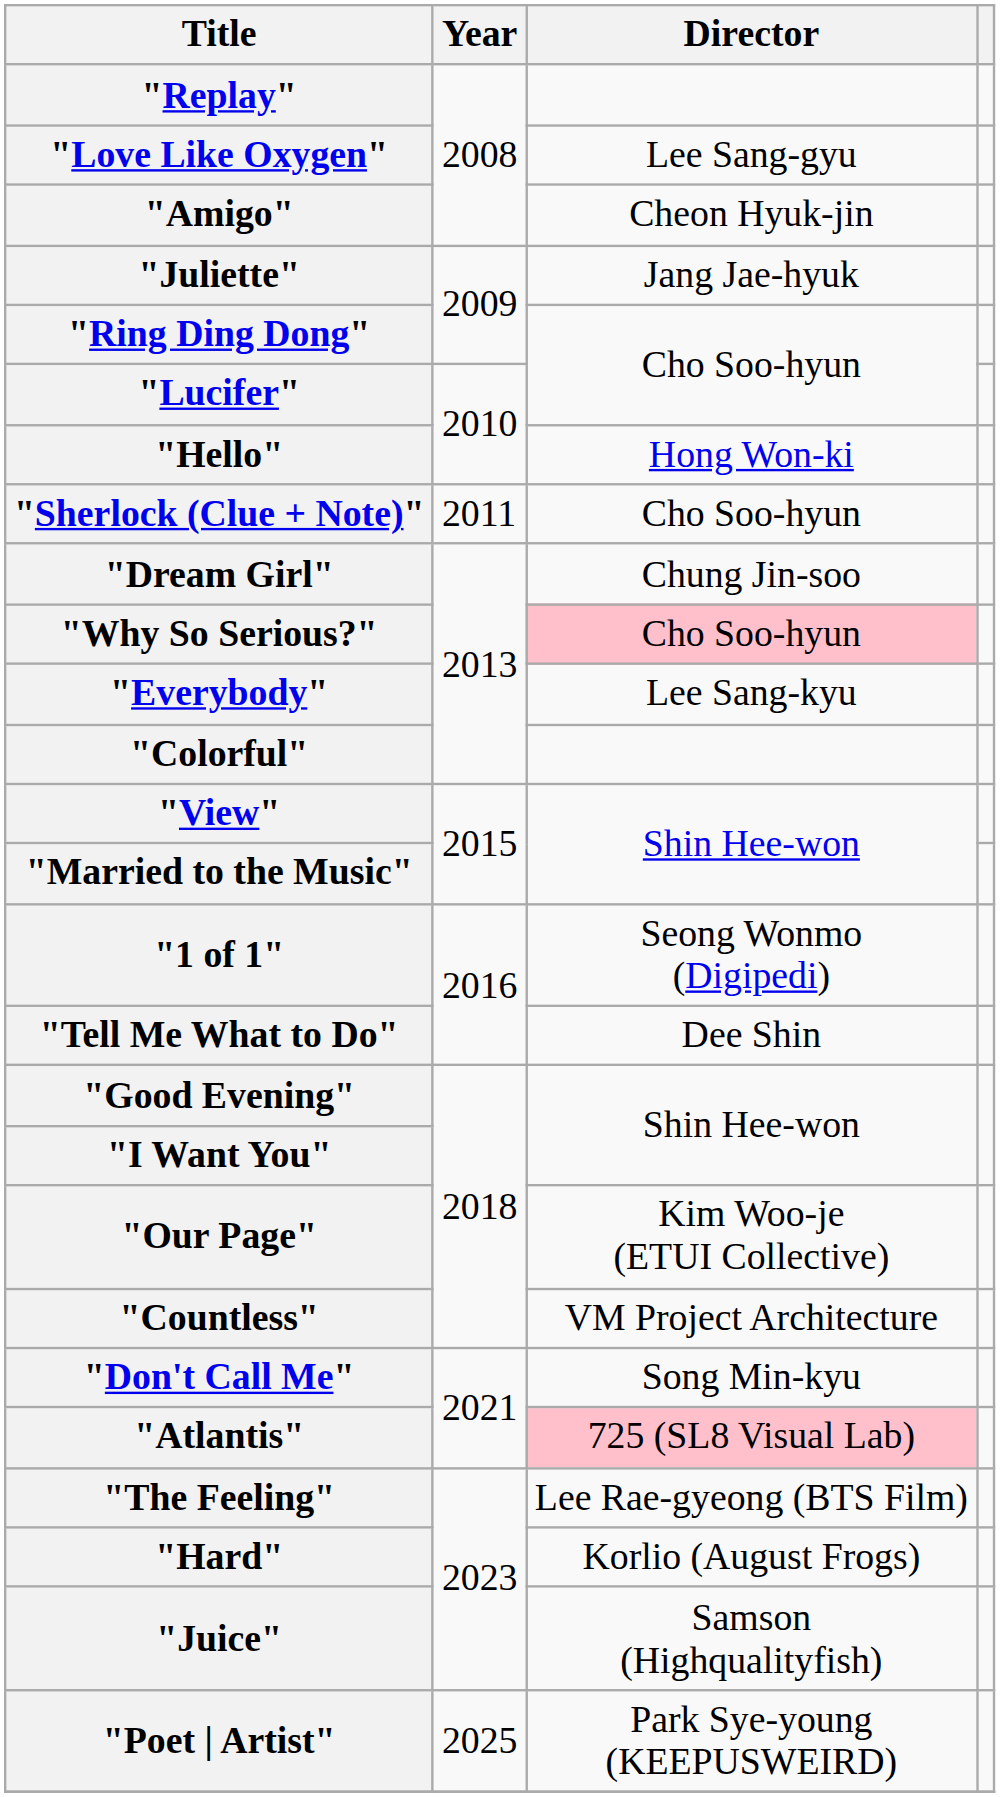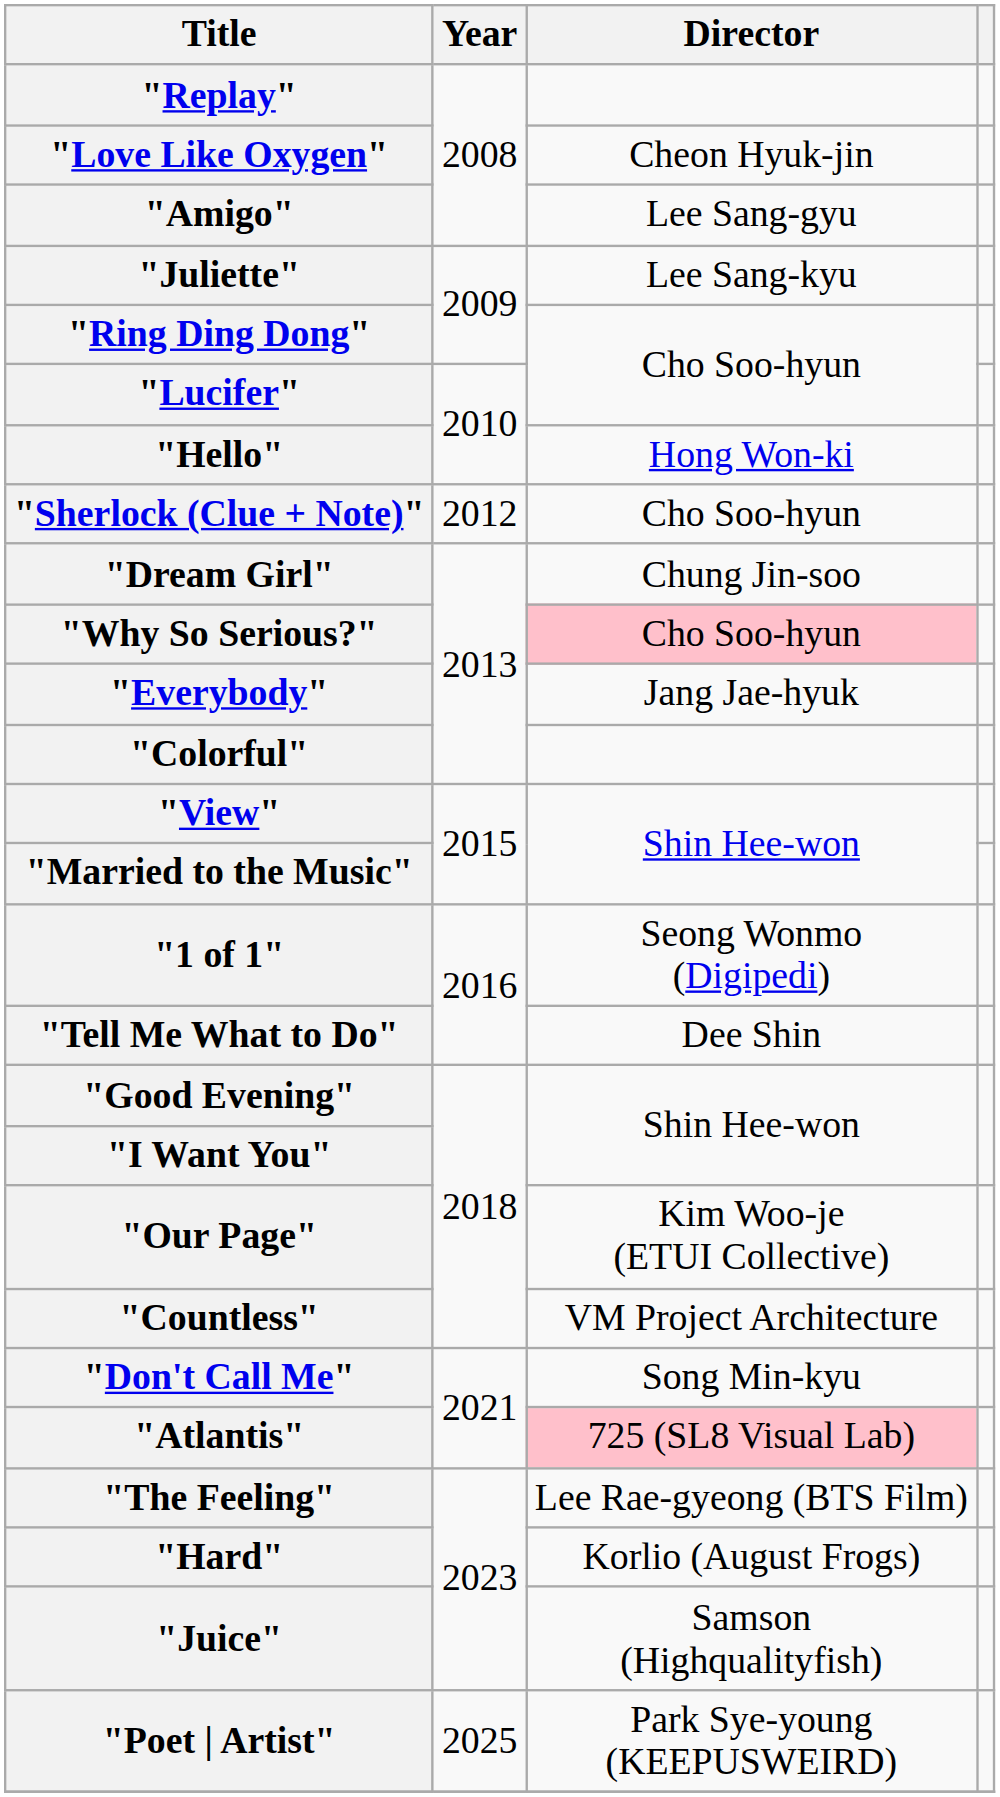(751, 154) Lee Sang-gyu -> (751, 154) Cheon Hyuk-jin
(751, 214) Cheon Hyuk-jin -> (751, 214) Lee Sang-gyu
(751, 273) Jang Jae-hyuk -> (751, 273) Lee Sang-kyu
(479, 513) 2011 -> (480, 513) 2012
(751, 693) Lee Sang-kyu -> (751, 693) Jang Jae-hyuk
